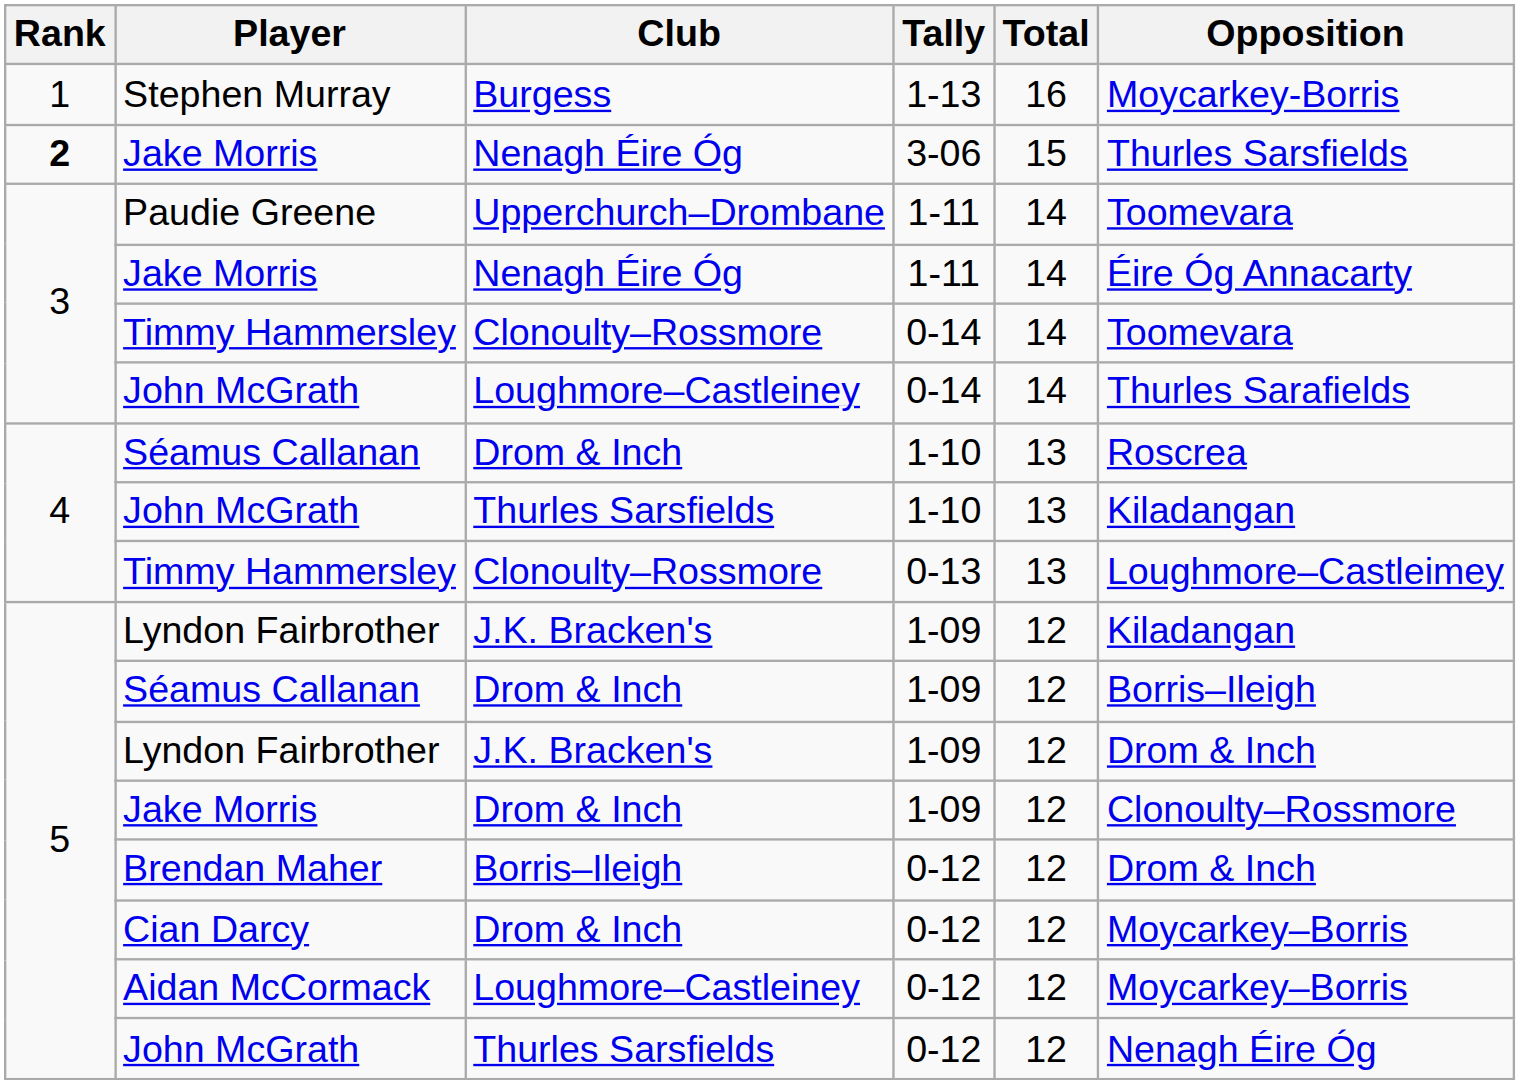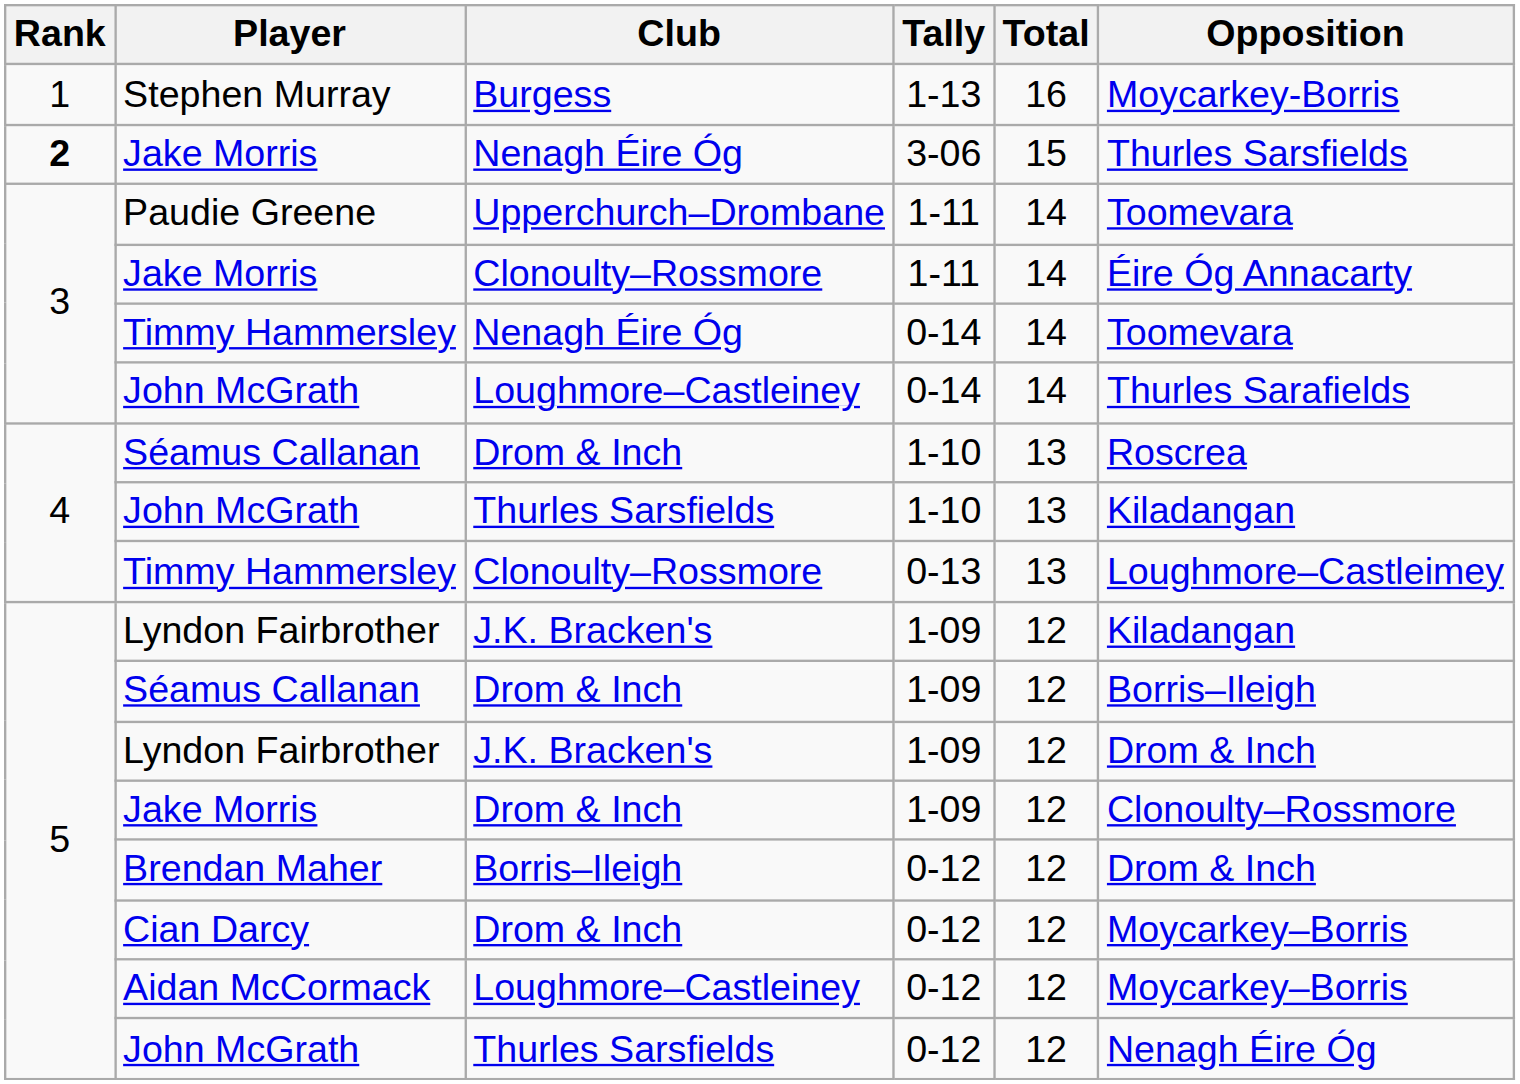(608, 272) Nenagh Éire Óg -> (648, 272) Clonoulty–Rossmore
(648, 332) Clonoulty–Rossmore -> (608, 332) Nenagh Éire Óg
